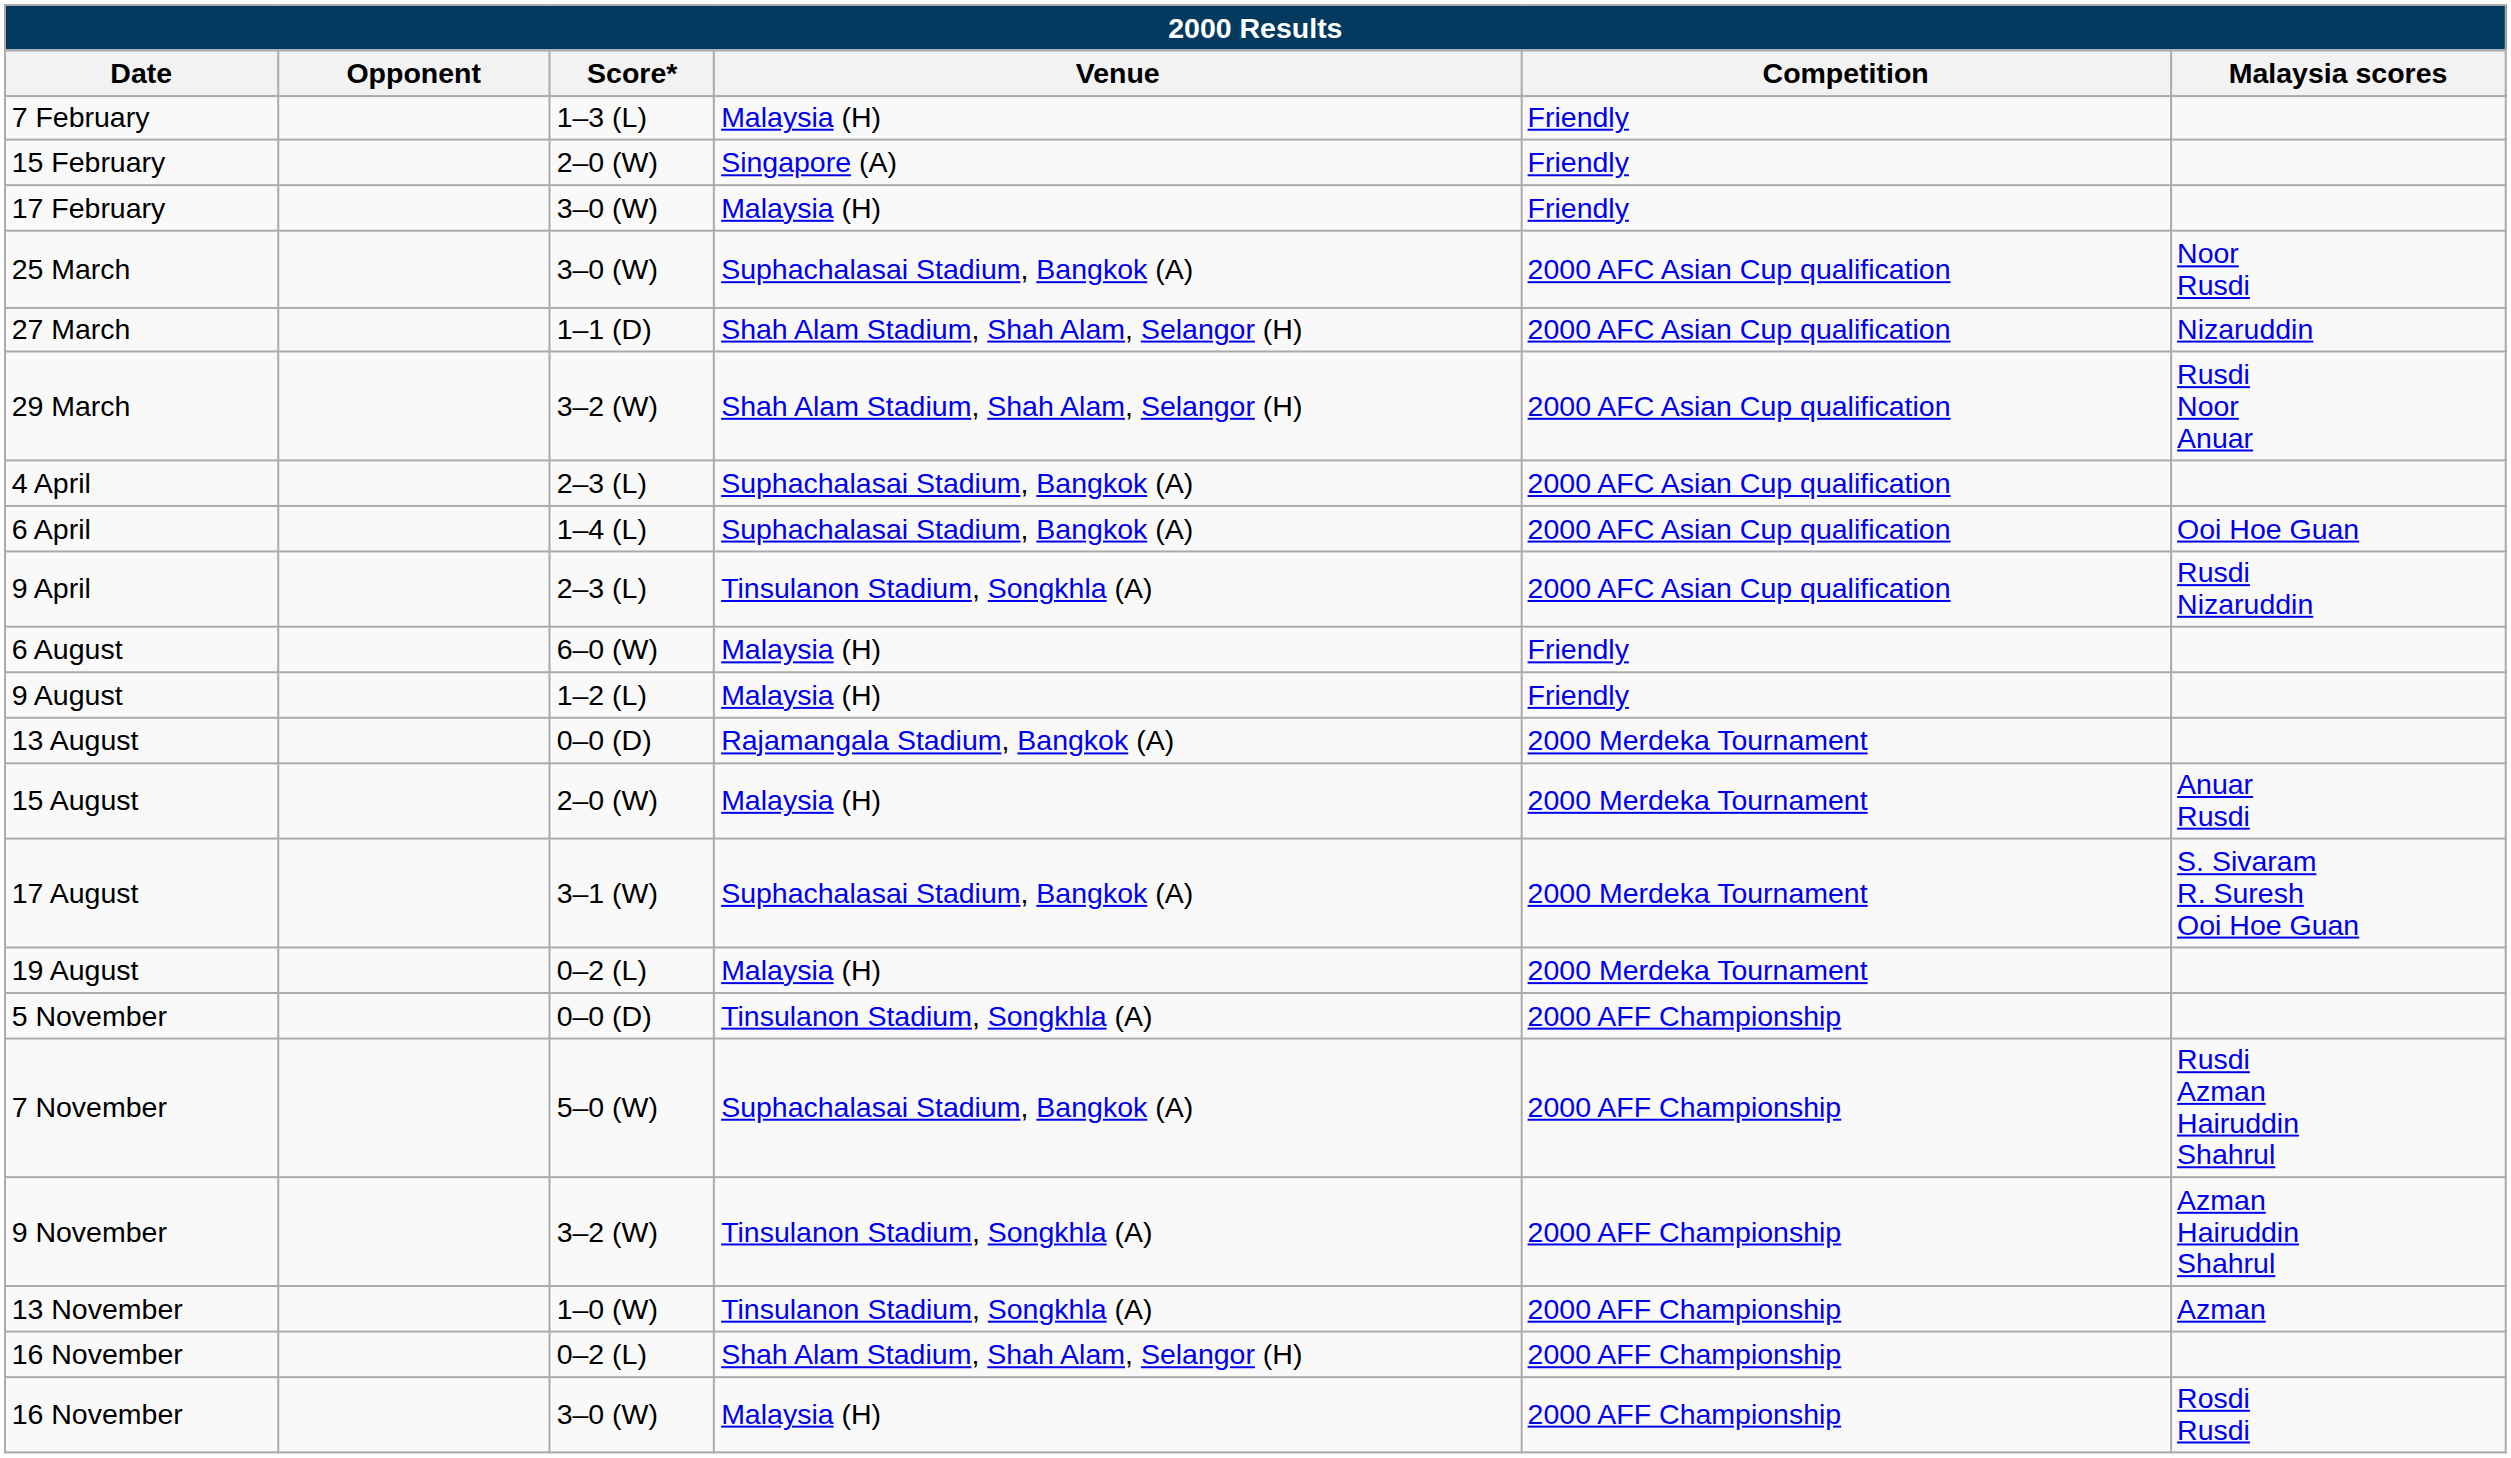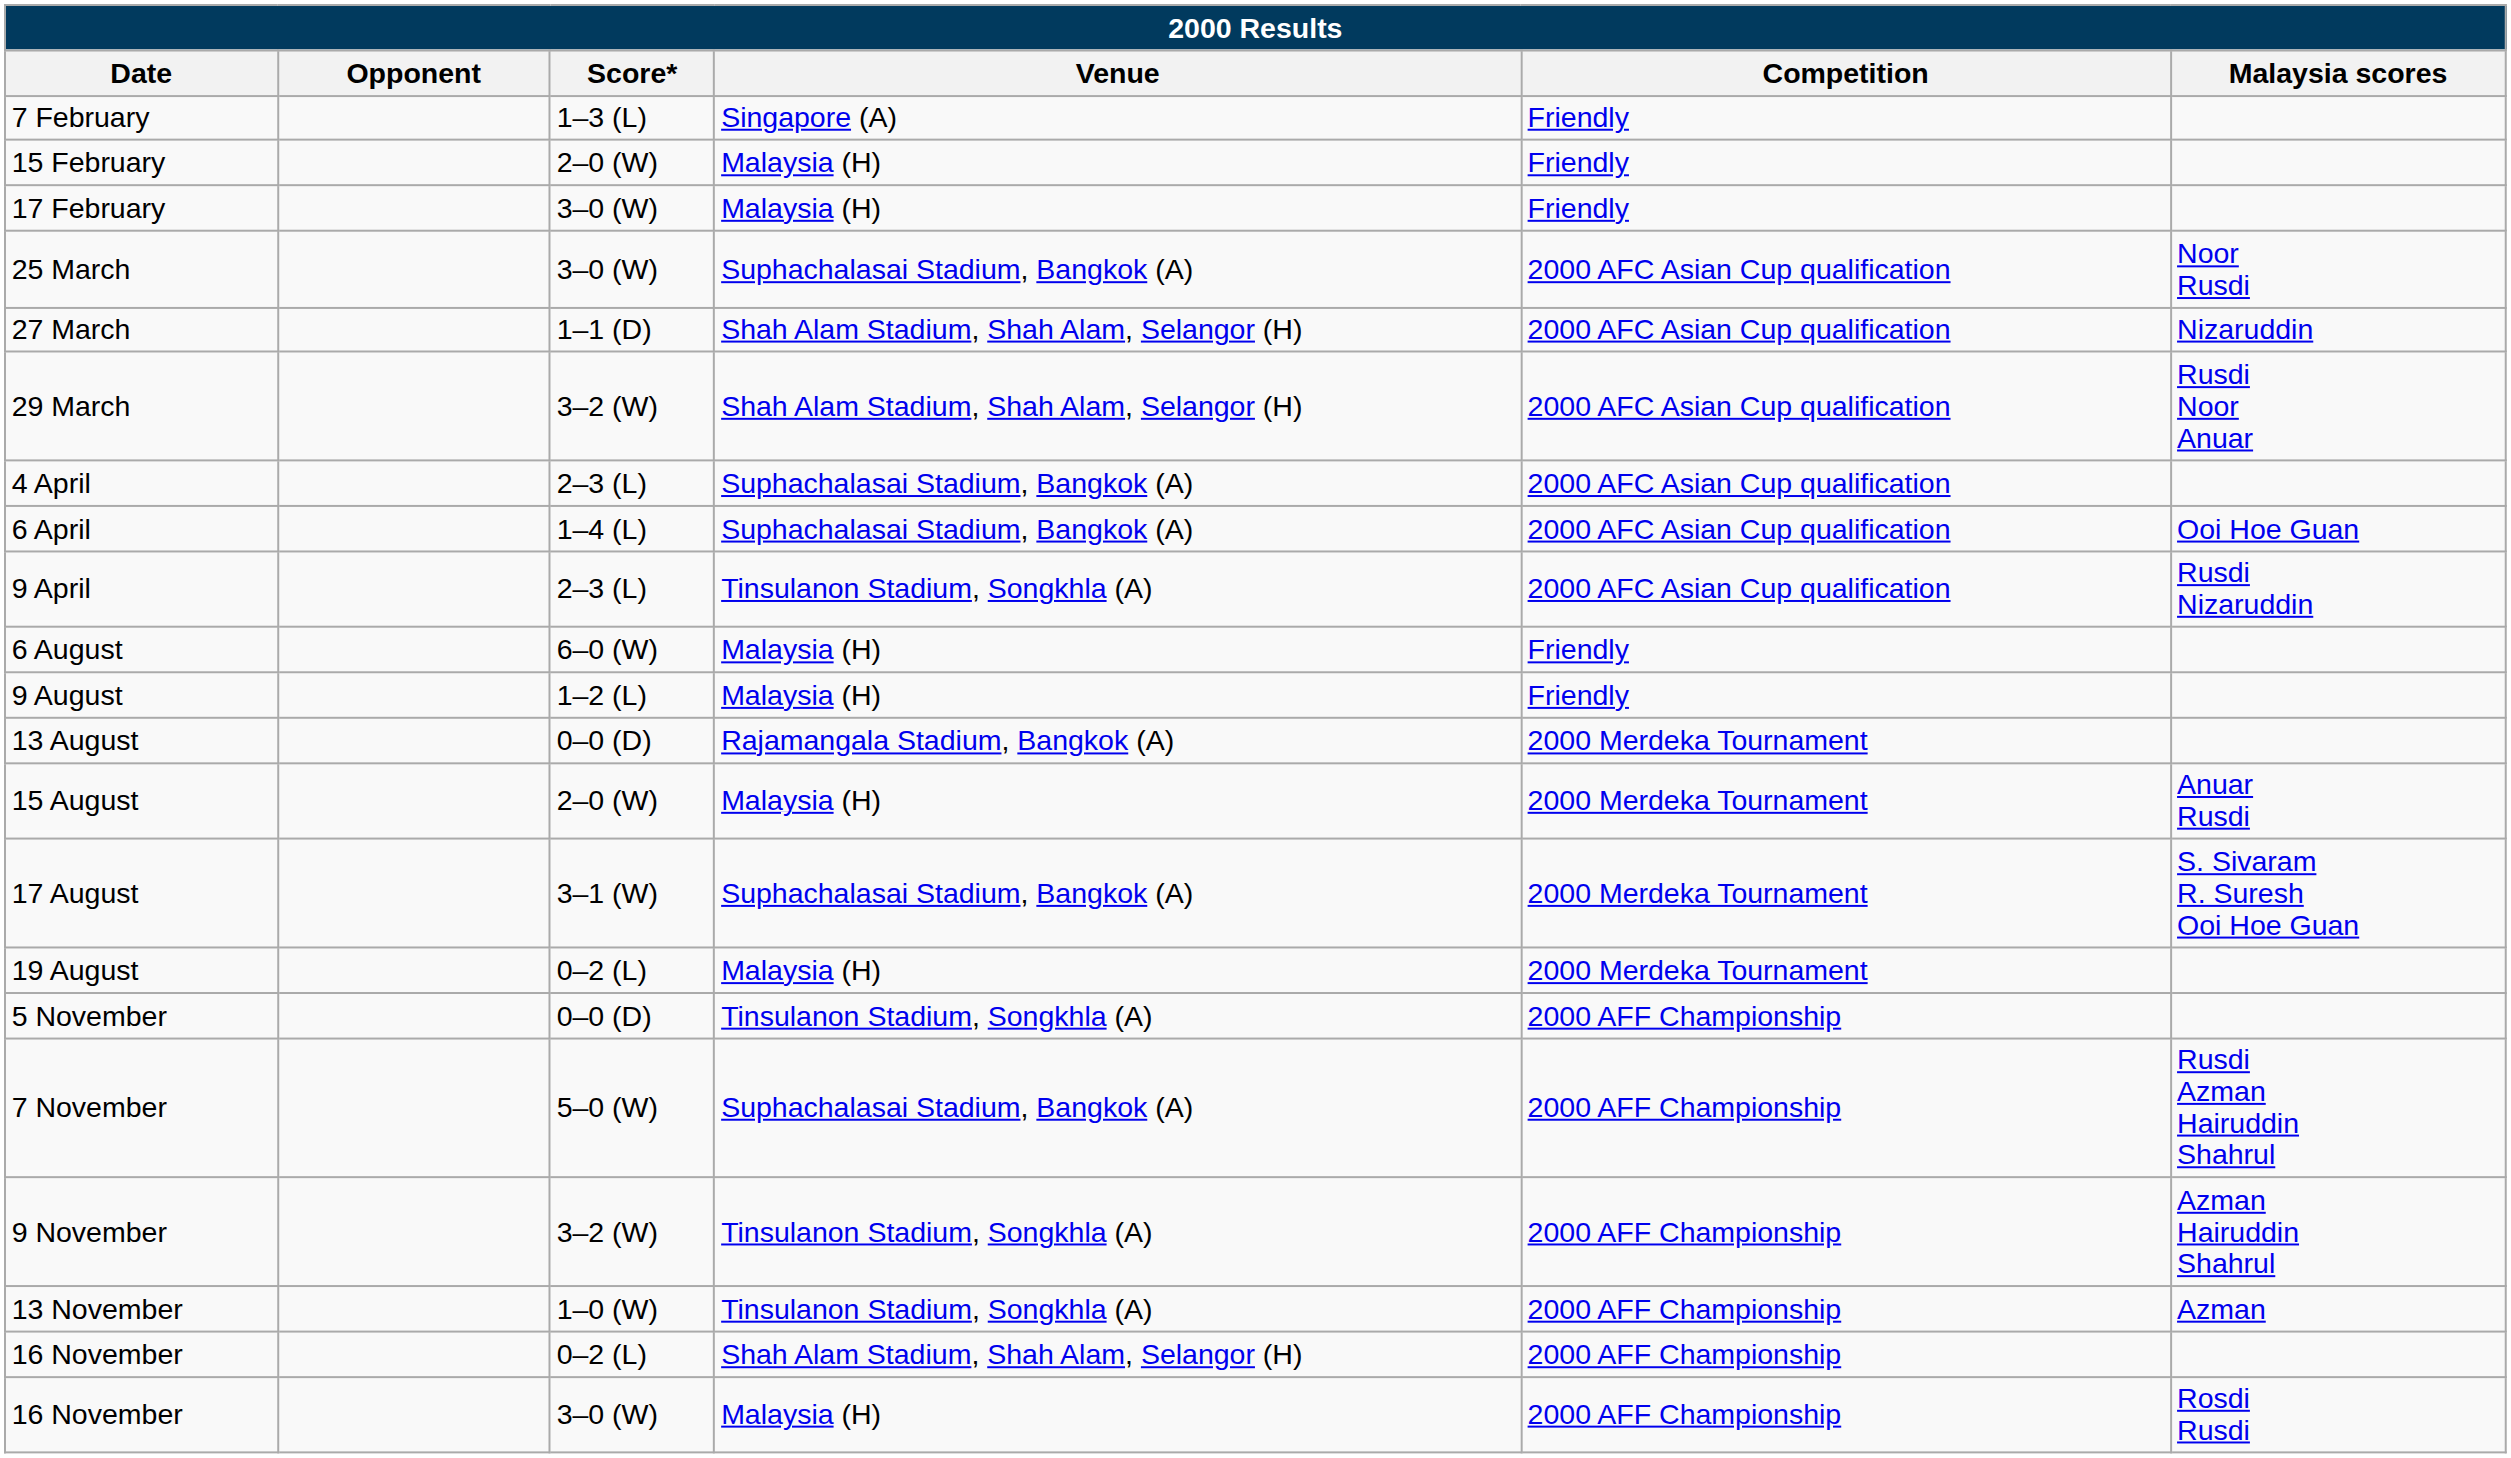(801, 118) Malaysia (H) -> (809, 118) Singapore (A)
(809, 163) Singapore (A) -> (801, 163) Malaysia (H)
